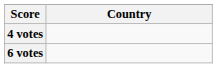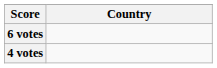rows swapped: (25, 53) <-> (25, 33)
